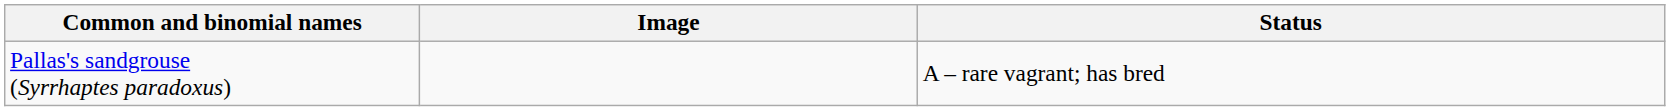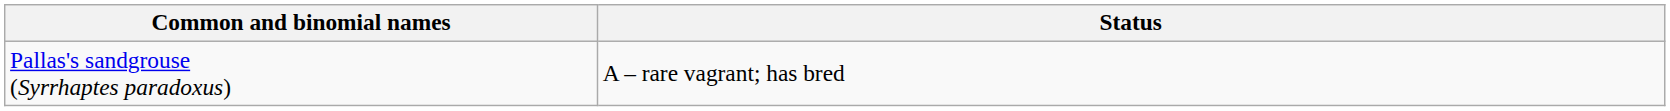- column: (668, 23)
